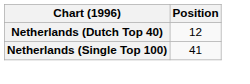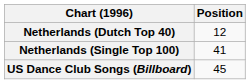+ row: (99, 69)
